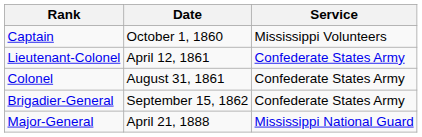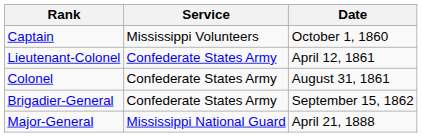columns swapped: (187, 15) <-> (334, 15)
